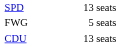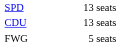rows swapped: (16, 38) <-> (16, 23)
